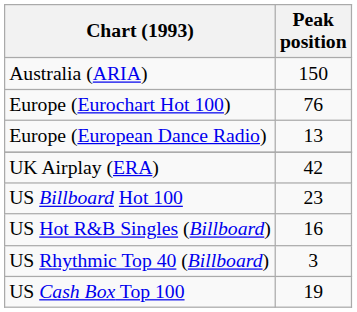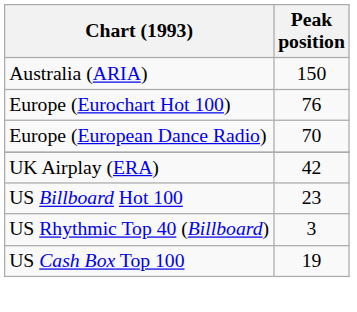(313, 135) 13 -> (312, 135) 70
- row: (140, 229)
